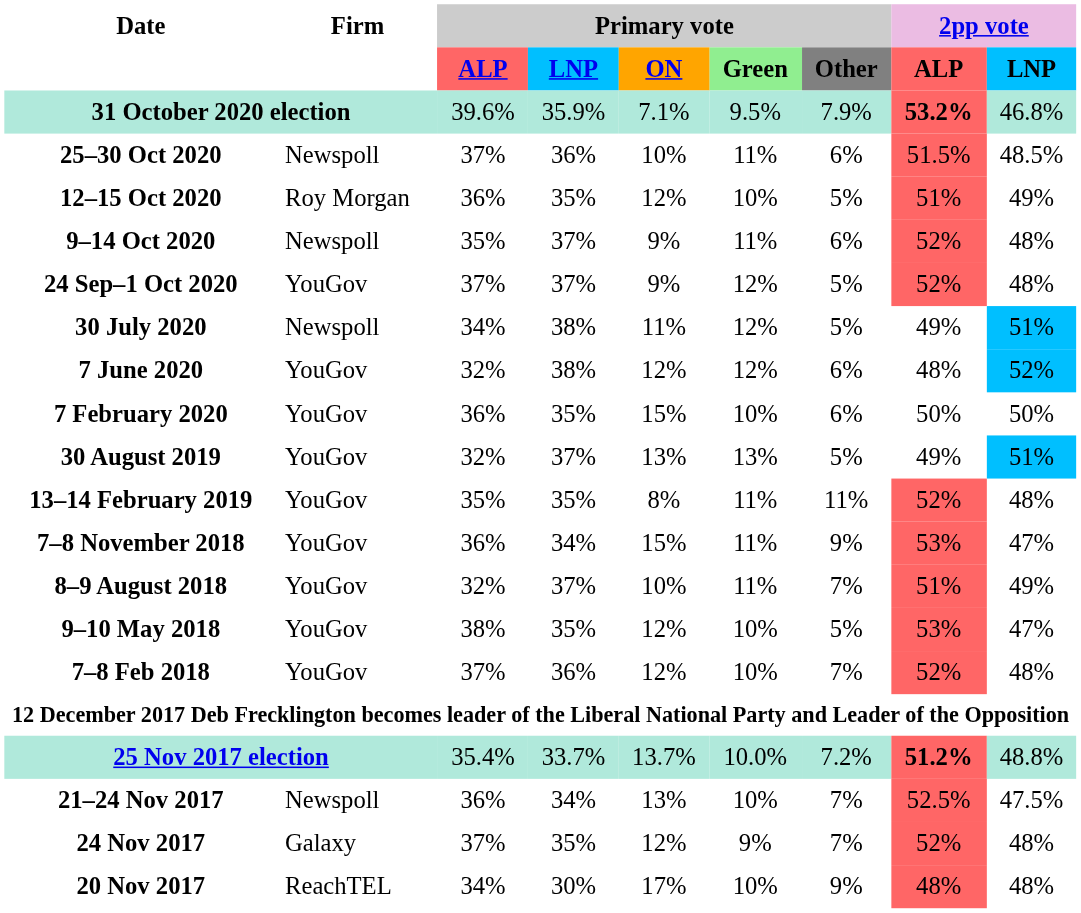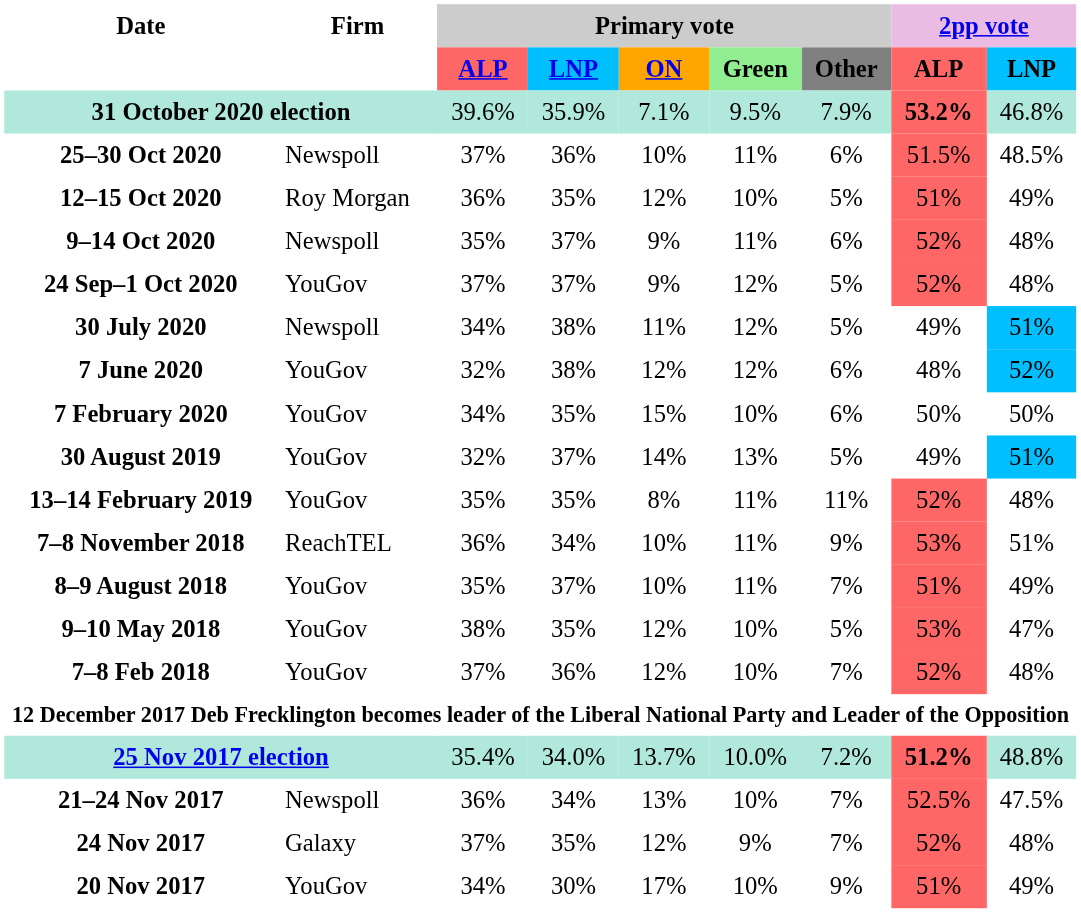(483, 414) 36% -> (483, 414) 34%
(664, 457) 13% -> (664, 457) 14%
(326, 543) YouGov -> (338, 543) ReachTEL
(664, 543) 15% -> (664, 543) 10%
(1032, 543) 47% -> (1032, 543) 51%
(483, 586) 32% -> (483, 586) 35%
(573, 757) 33.7% -> (573, 757) 34.0%
(338, 886) ReachTEL -> (326, 886) YouGov
(939, 886) 48% -> (939, 886) 51%
(1032, 886) 48% -> (1032, 886) 49%
